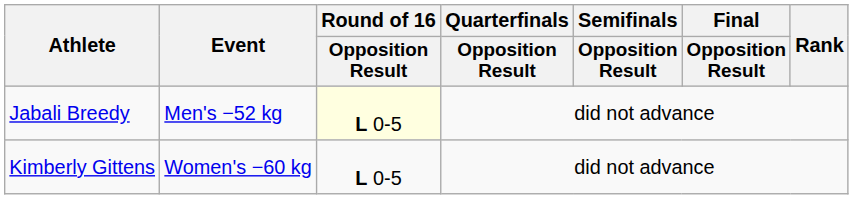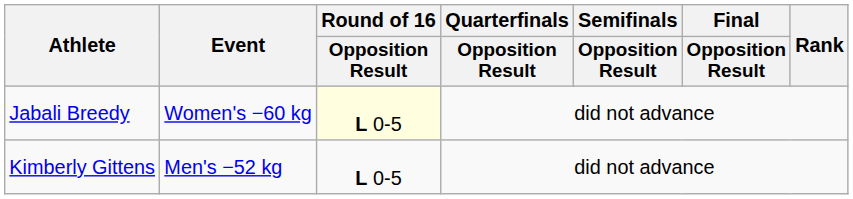(223, 114) Men's −52 kg -> (238, 114) Women's −60 kg
(238, 167) Women's −60 kg -> (223, 167) Men's −52 kg
